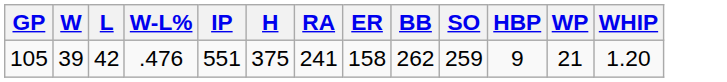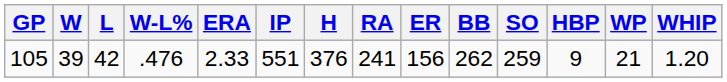+ column: (227, 22)
(270, 58) 375 -> (329, 58) 376
(367, 58) 158 -> (426, 58) 156
